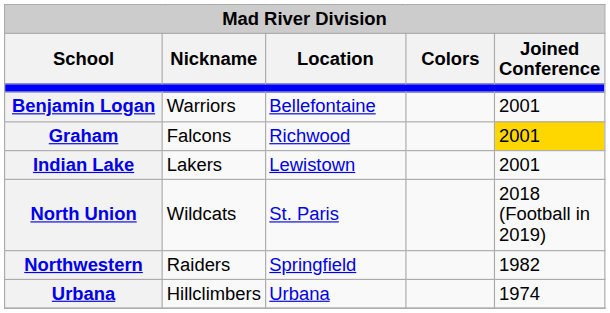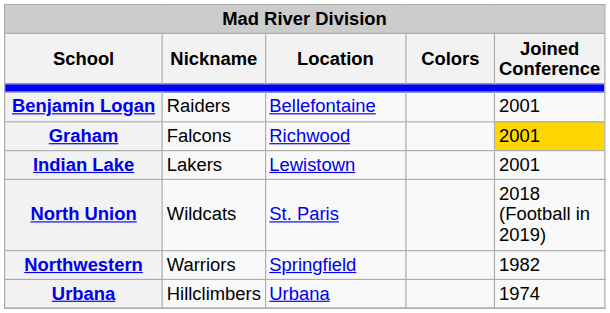(201, 106) Warriors -> (199, 106) Raiders
(199, 264) Raiders -> (201, 264) Warriors
